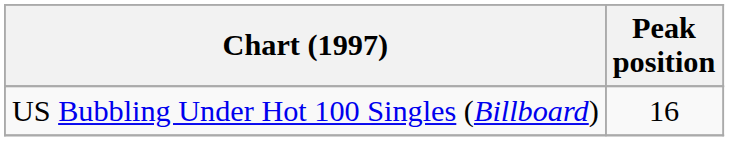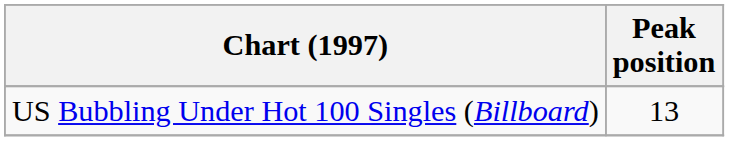(664, 110) 16 -> (664, 110) 13
